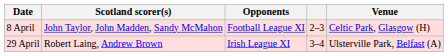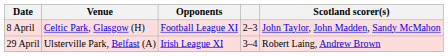columns swapped: (385, 12) <-> (133, 12)
